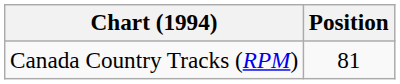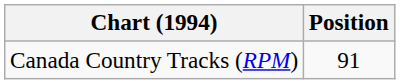(349, 59) 81 -> (349, 59) 91
